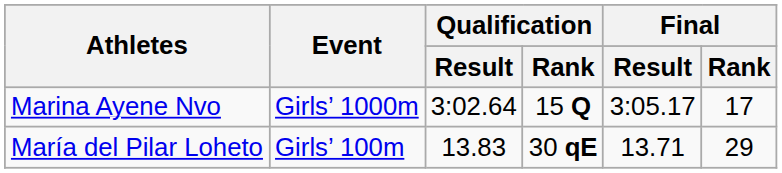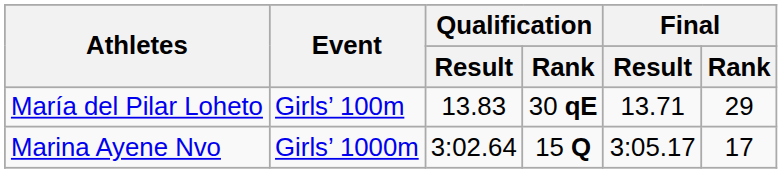rows swapped: (137, 148) <-> (116, 107)
